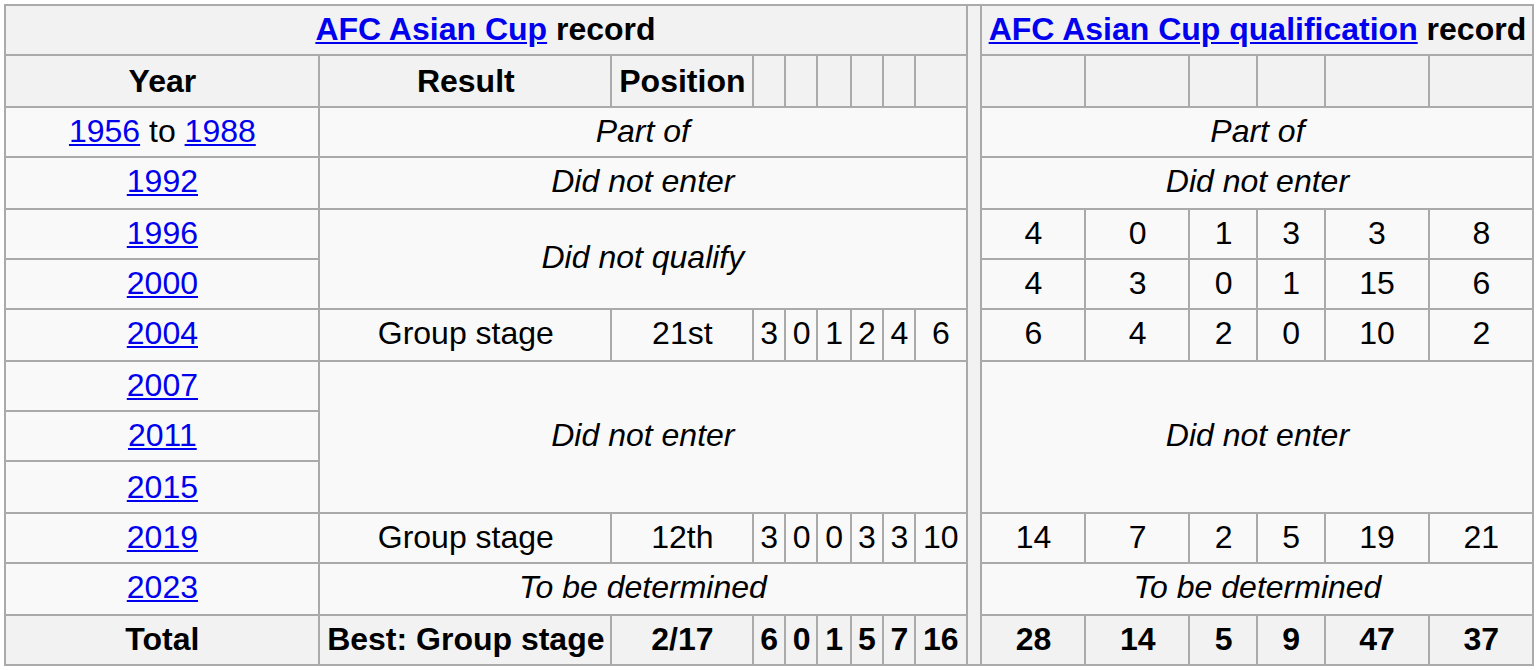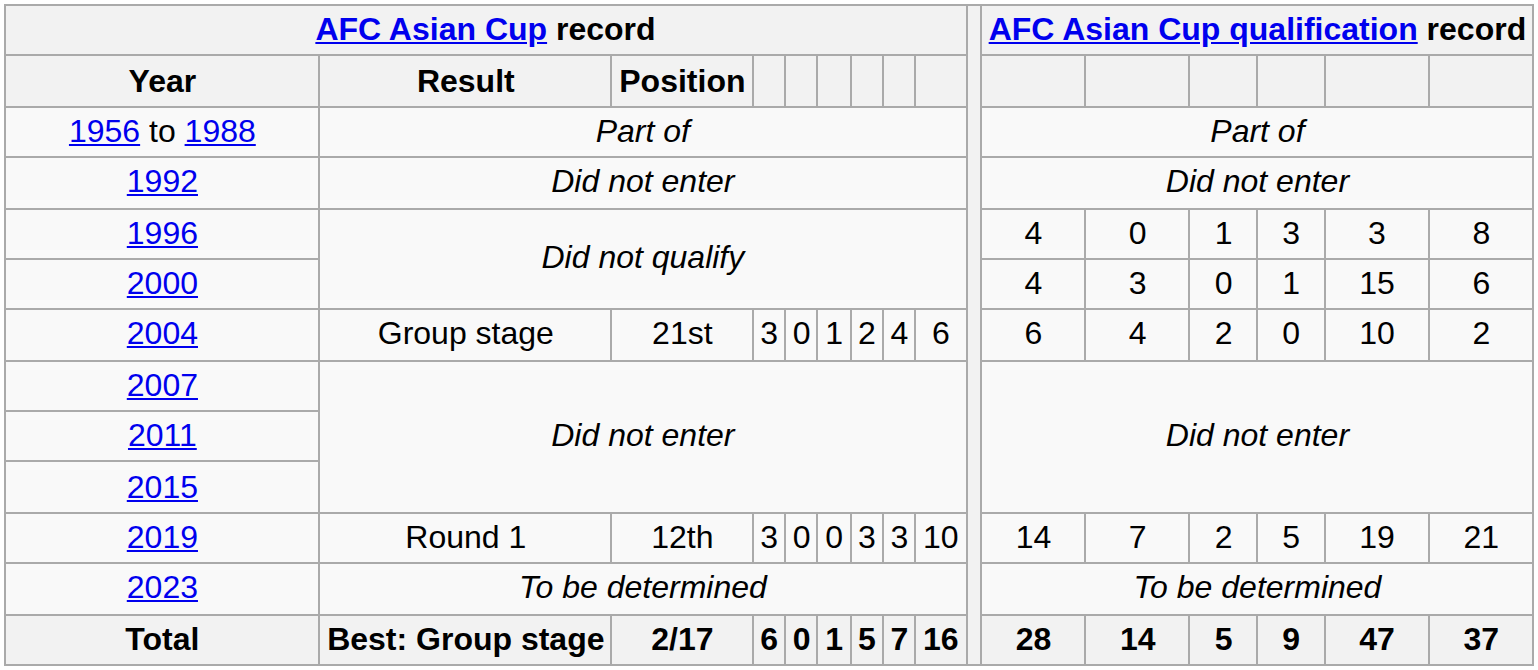(466, 537) Group stage -> (466, 537) Round 1
